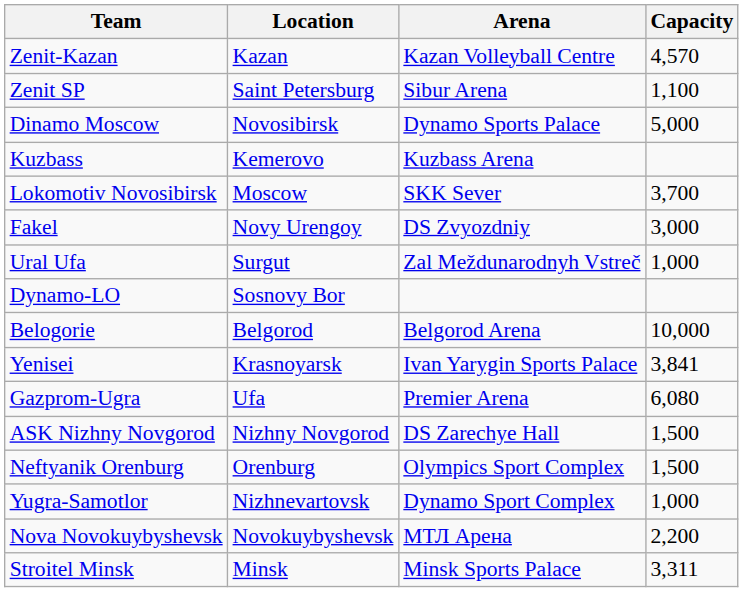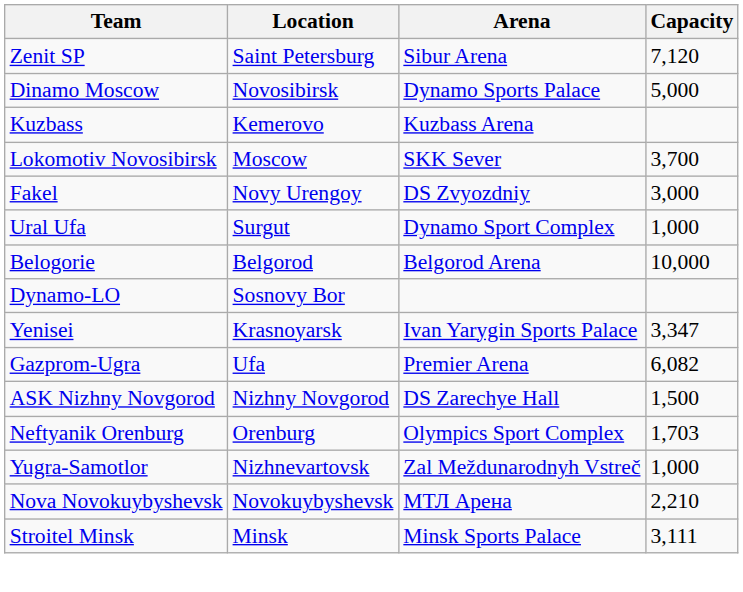- row: (64, 55)
(675, 90) 1,100 -> (675, 55) 7,120
(522, 261) Zal Meždunarodnyh Vstreč -> (509, 227) Dynamo Sport Complex
rows swapped: (52, 329) <-> (65, 295)
(675, 364) 3,841 -> (675, 329) 3,347
(675, 398) 6,080 -> (675, 364) 6,082
(675, 466) 1,500 -> (675, 432) 1,703
(509, 501) Dynamo Sport Complex -> (522, 466) Zal Meždunarodnyh Vstreč
(675, 535) 2,200 -> (675, 501) 2,210
(674, 569) 3,311 -> (674, 535) 3,111
